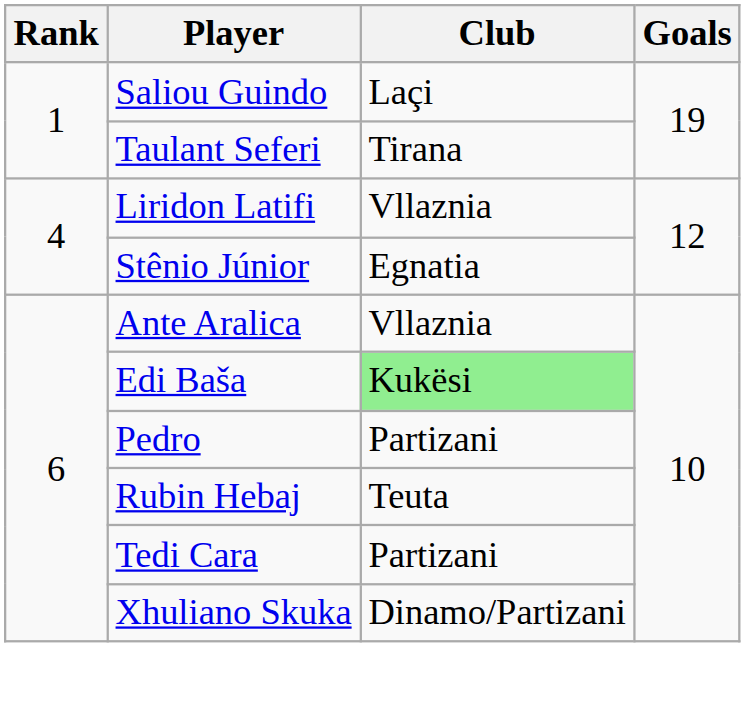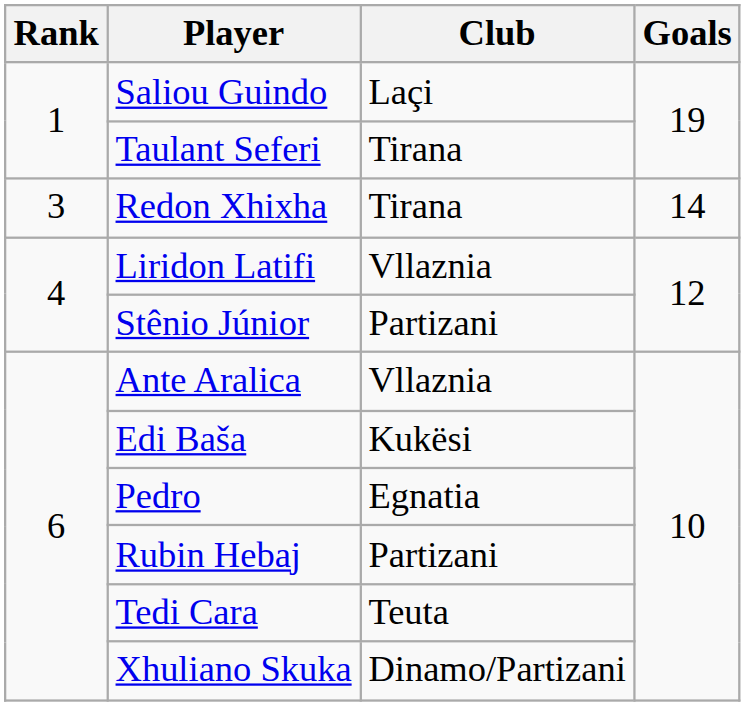+ row: (221, 206)
(424, 264) Egnatia -> (433, 322) Partizani
(420, 380) lightgreen background -> (420, 438) no background
(433, 438) Partizani -> (424, 496) Egnatia
(409, 496) Teuta -> (433, 554) Partizani
(433, 554) Partizani -> (409, 611) Teuta
